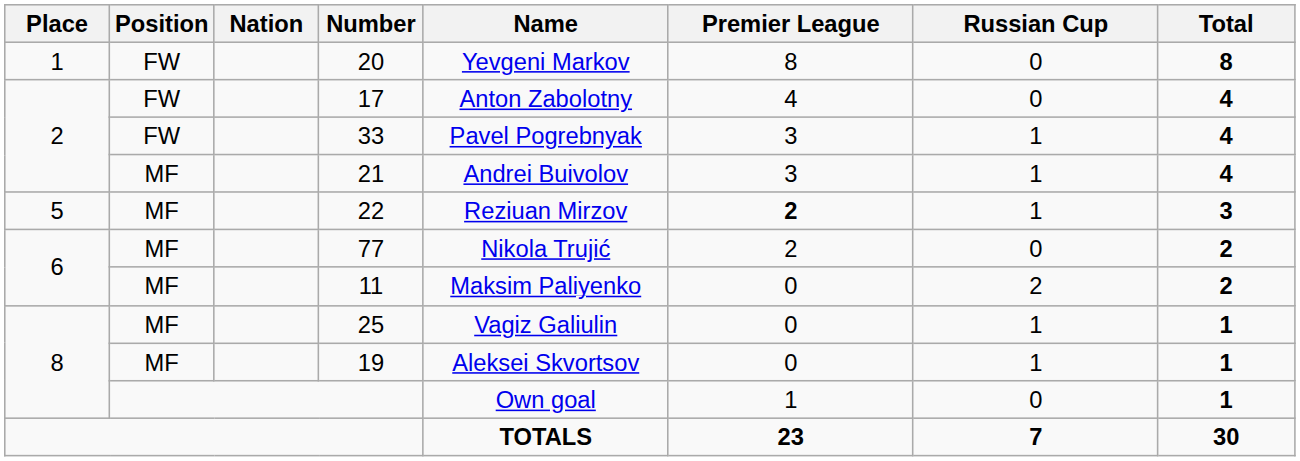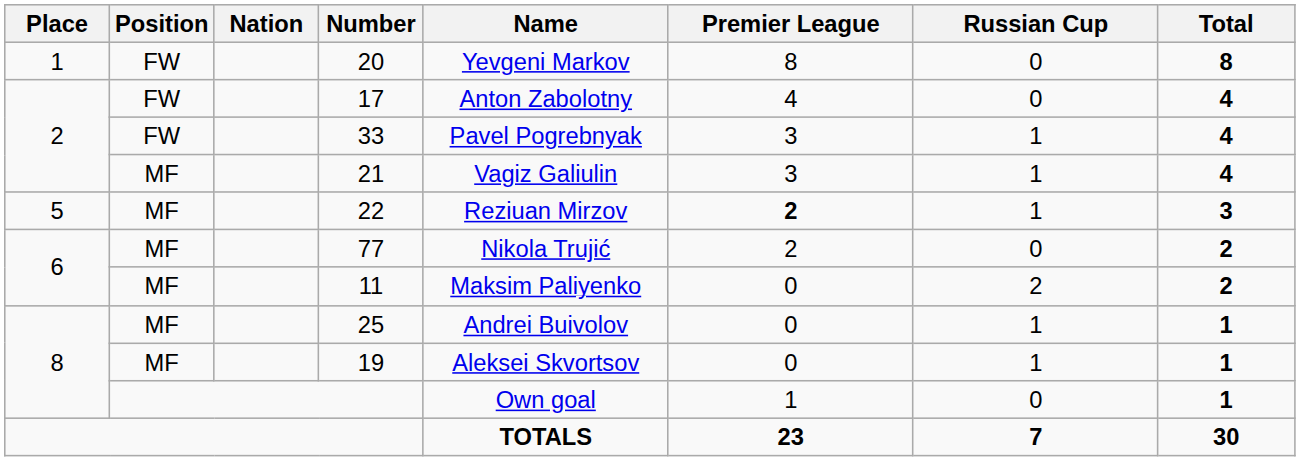(546, 174) Andrei Buivolov -> (546, 174) Vagiz Galiulin
(546, 324) Vagiz Galiulin -> (546, 324) Andrei Buivolov
